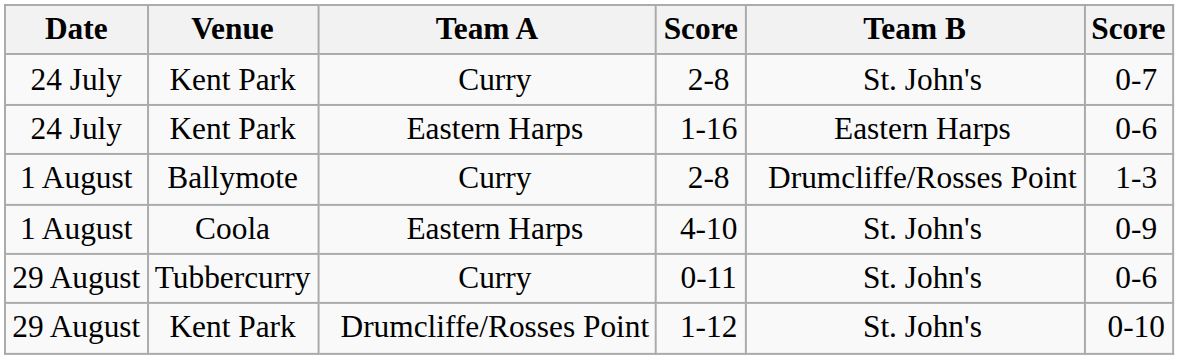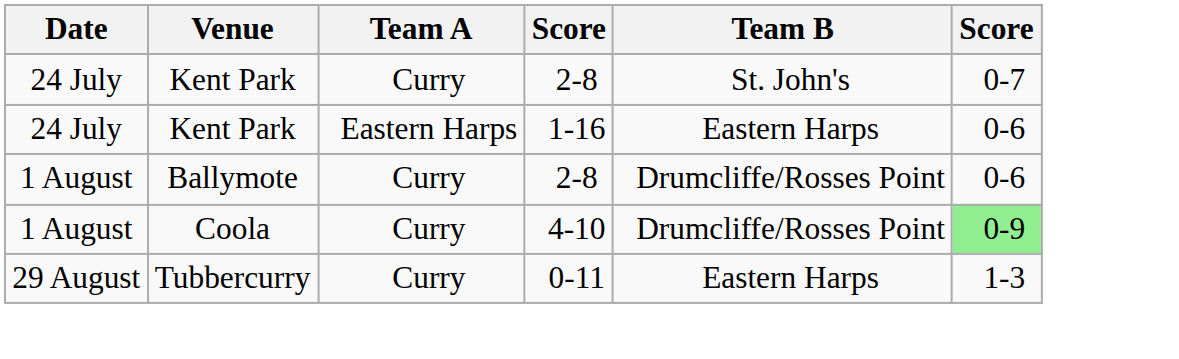(1128, 178) 1-3 -> (996, 178) 0-6
(487, 228) Eastern Harps -> (421, 228) Curry
(915, 228) St. John's -> (783, 228) Drumcliffe/Rosses Point
(1128, 228) no background -> (996, 228) lightgreen background
(915, 278) St. John's -> (783, 278) Eastern Harps
(1128, 278) 0-6 -> (996, 278) 1-3
- row: (76, 327)
